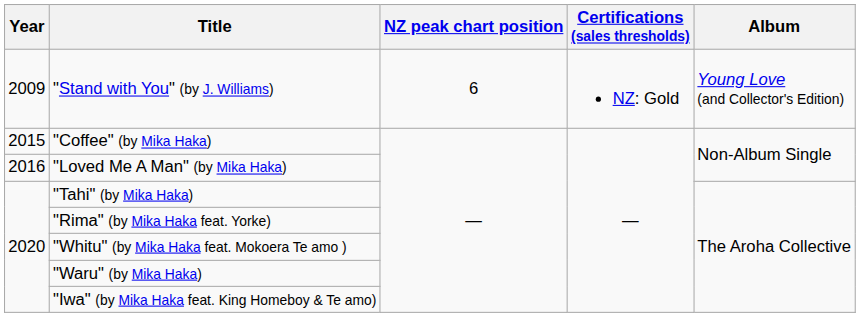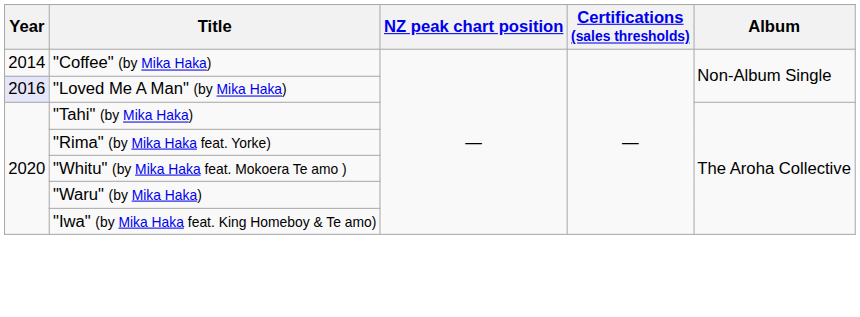- row: (163, 88)
(27, 141) 2015 -> (27, 62) 2014
(27, 167) no background -> (27, 89) lavender background
